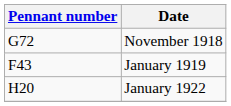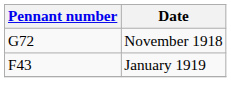- row: (165, 88)
